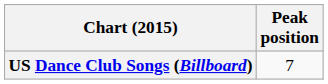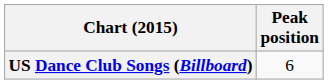(290, 65) 7 -> (290, 65) 6
